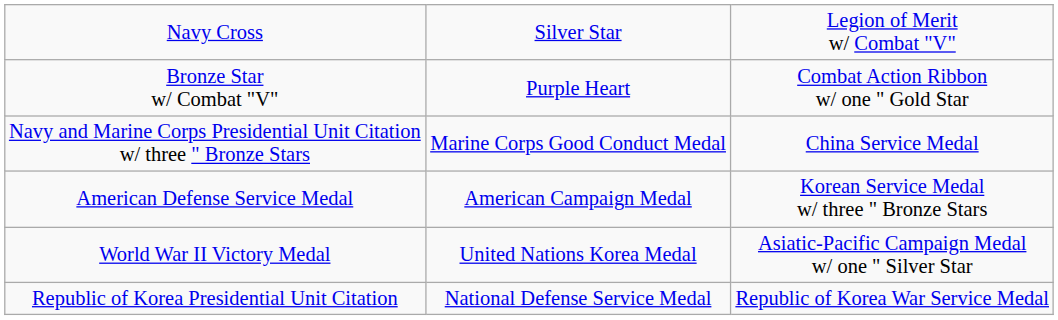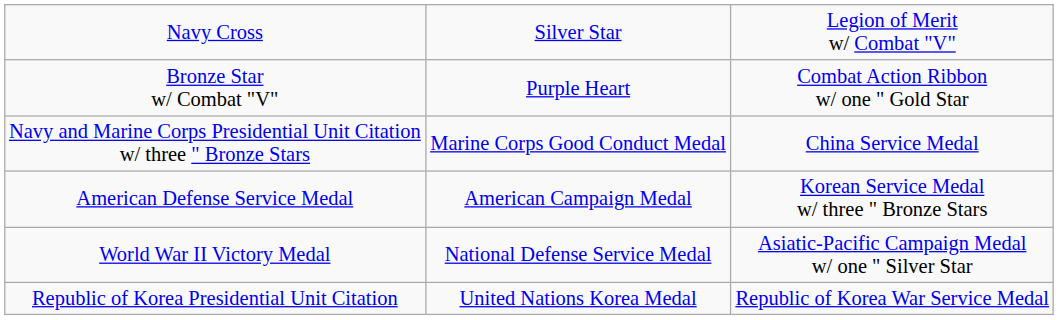(578, 254) United Nations Korea Medal -> (578, 254) National Defense Service Medal
(578, 298) National Defense Service Medal -> (578, 298) United Nations Korea Medal
